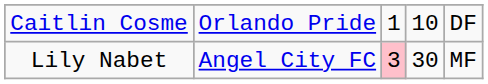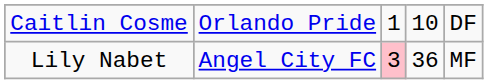(425, 60) 30 -> (425, 60) 36
